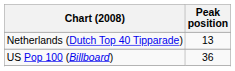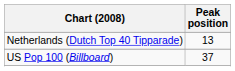(208, 57) 36 -> (208, 57) 37
